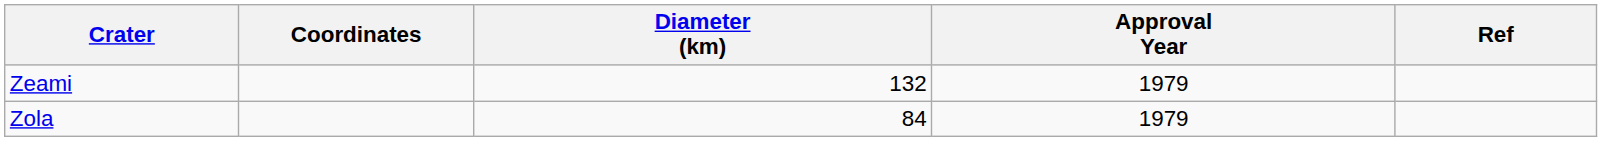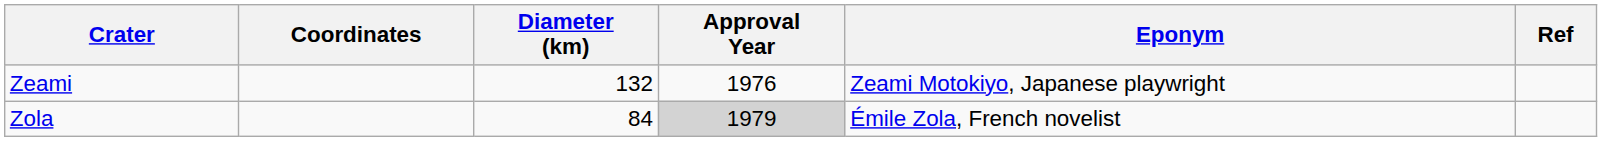+ column: (1180, 34)
(1164, 82) 1979 -> (752, 82) 1976
(1164, 118) no background -> (752, 118) lightgrey background
